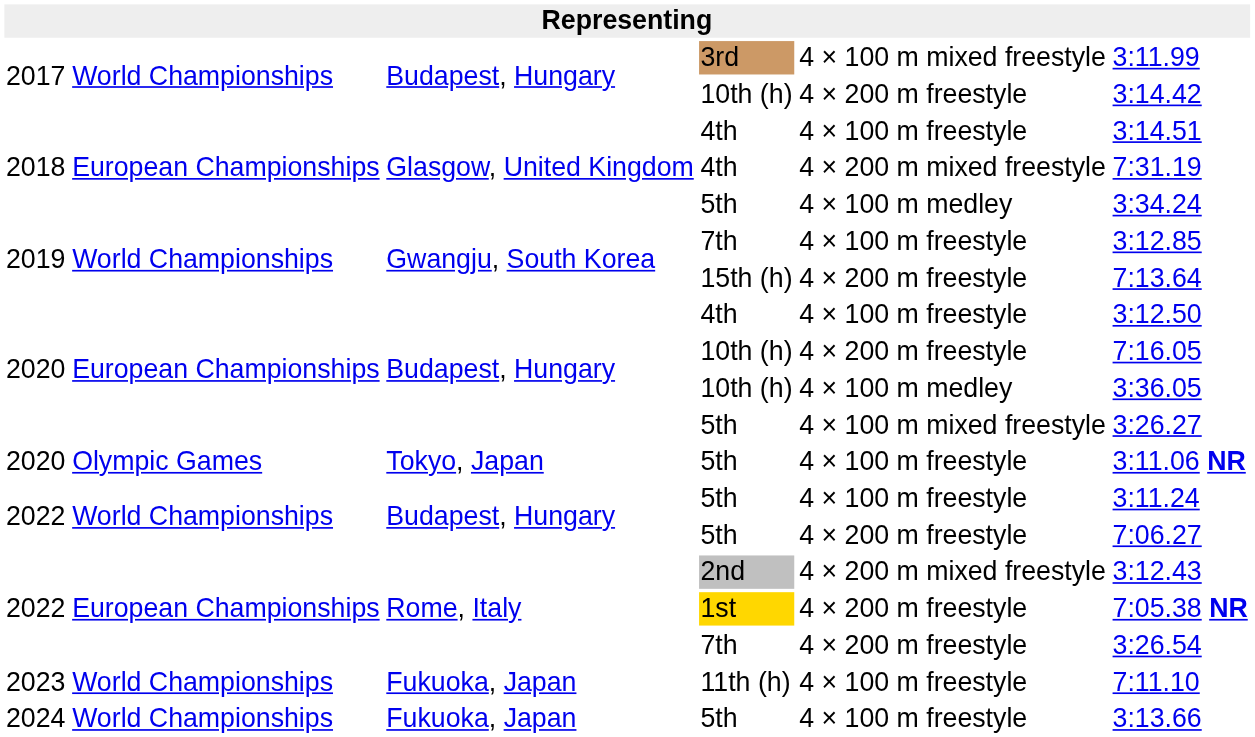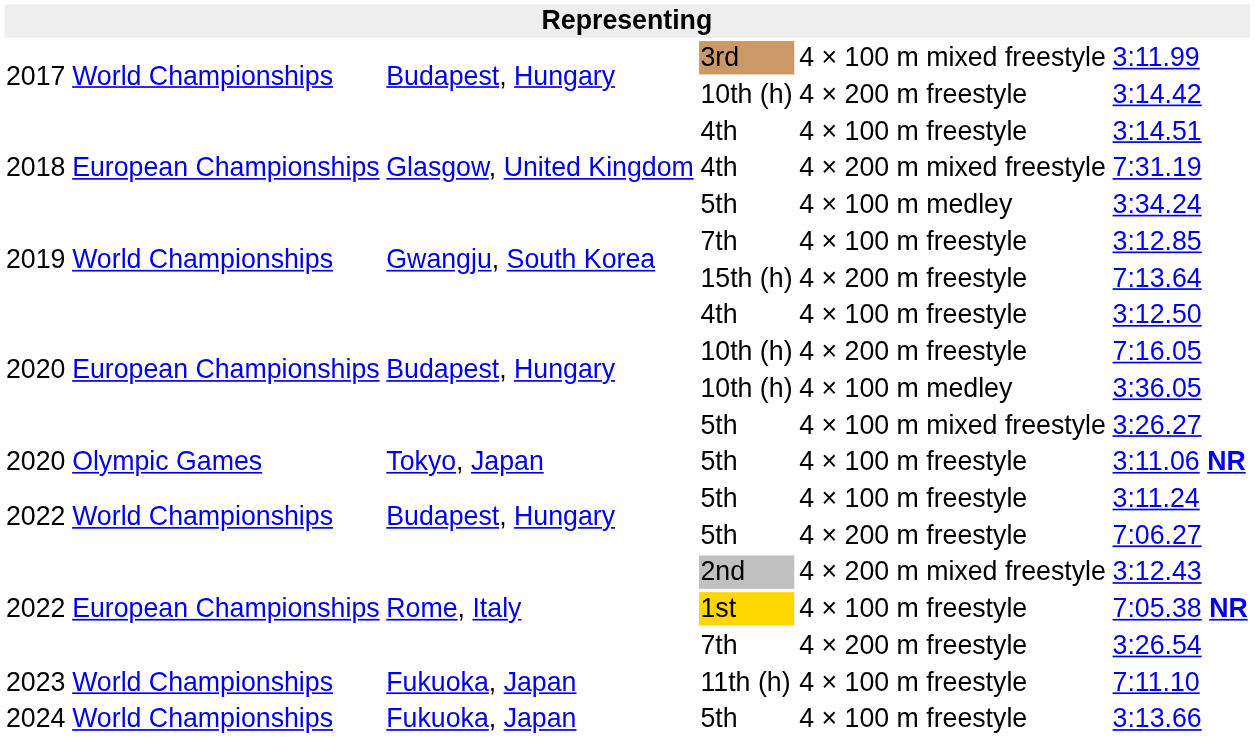(913, 608) 4 × 200 m freestyle -> (913, 608) 4 × 100 m freestyle
